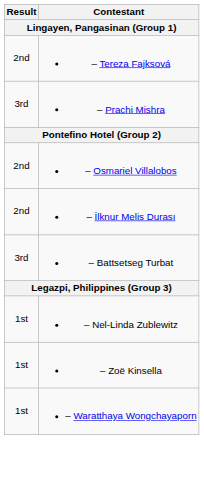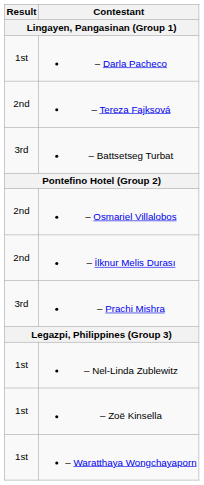+ row: (119, 64)
rows swapped: (119, 263) <-> (119, 110)
